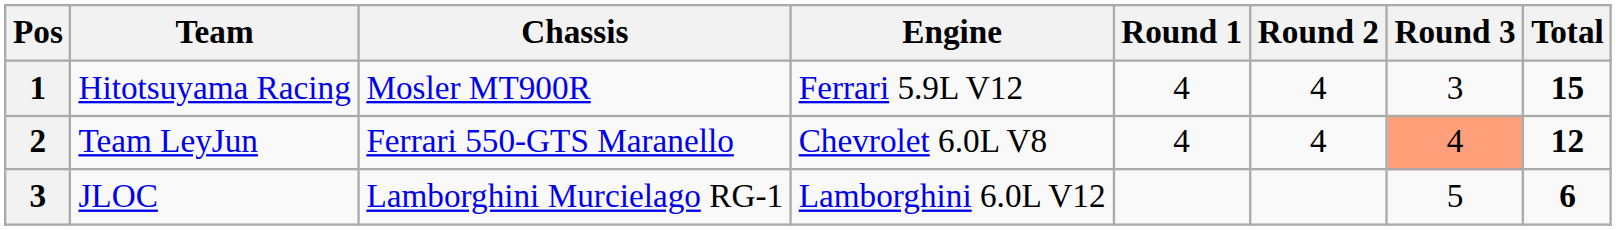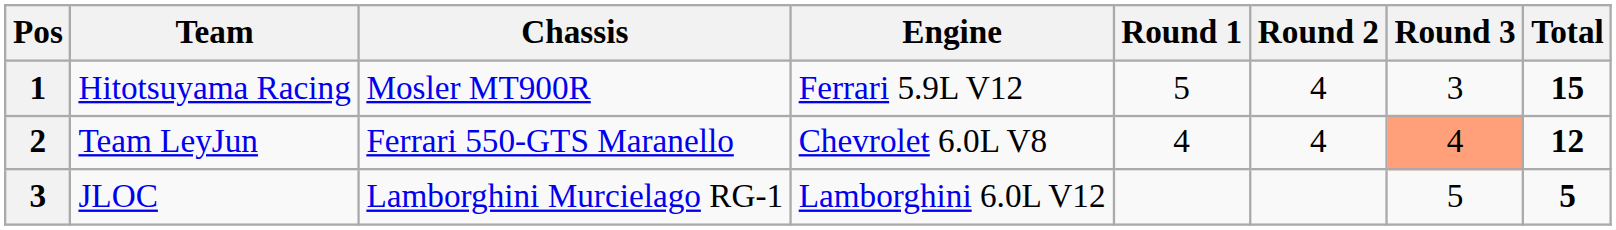(1182, 87) 4 -> (1182, 87) 5
(1567, 196) 6 -> (1567, 196) 5
